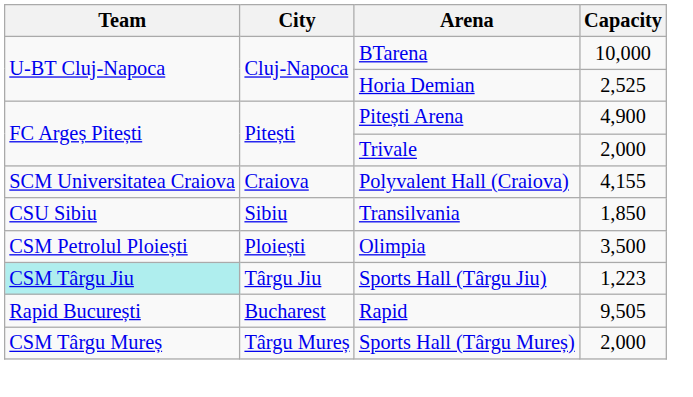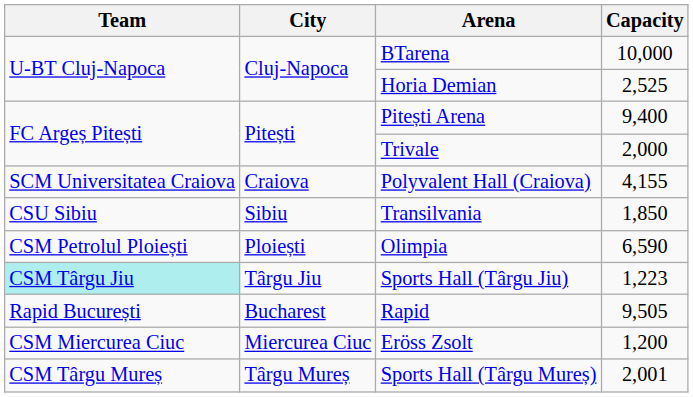(623, 117) 4,900 -> (645, 117) 9,400
(623, 246) 3,500 -> (645, 246) 6,590
+ row: (427, 342)
(623, 342) 2,000 -> (645, 375) 2,001
